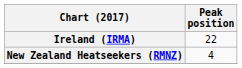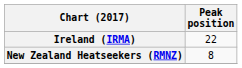(211, 55) 4 -> (211, 55) 8
